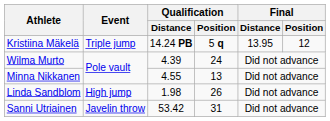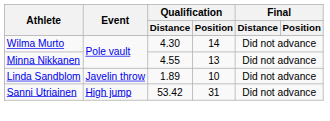- row: (43, 44)
(171, 60) 4.39 -> (170, 44) 4.30
(216, 60) 24 -> (214, 44) 14
(108, 93) High jump -> (115, 77) Javelin throw
(171, 93) 1.98 -> (170, 77) 1.89
(216, 93) 26 -> (214, 77) 10
(115, 109) Javelin throw -> (108, 93) High jump
